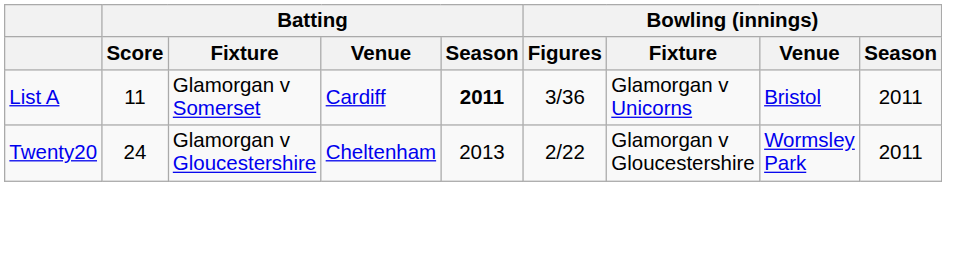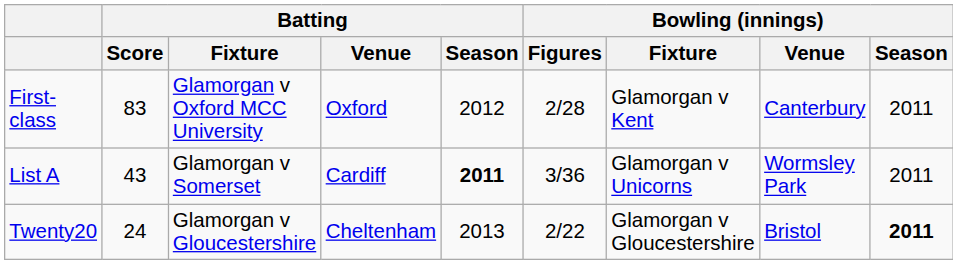+ row: (33, 108)
(135, 97) 11 -> (135, 175) 43
(793, 97) Bristol -> (809, 175) Wormsley Park
(809, 152) Wormsley Park -> (793, 231) Bristol
(901, 152) normal -> (911, 231) bold
